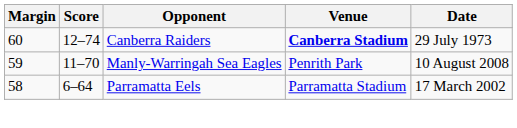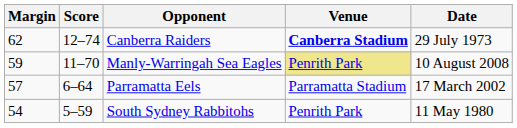(15, 39) 60 -> (15, 39) 62
(325, 63) no background -> (325, 63) khaki background
(15, 87) 58 -> (15, 87) 57
+ row: (180, 110)
